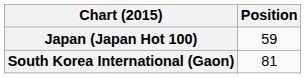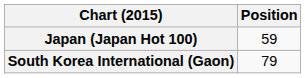(269, 61) 81 -> (269, 61) 79
